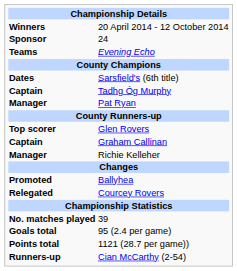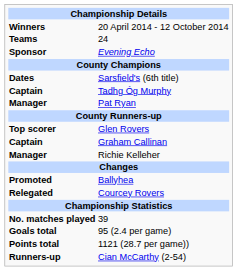(28, 39) Sponsor -> (23, 39) Teams
(23, 52) Teams -> (28, 52) Sponsor
